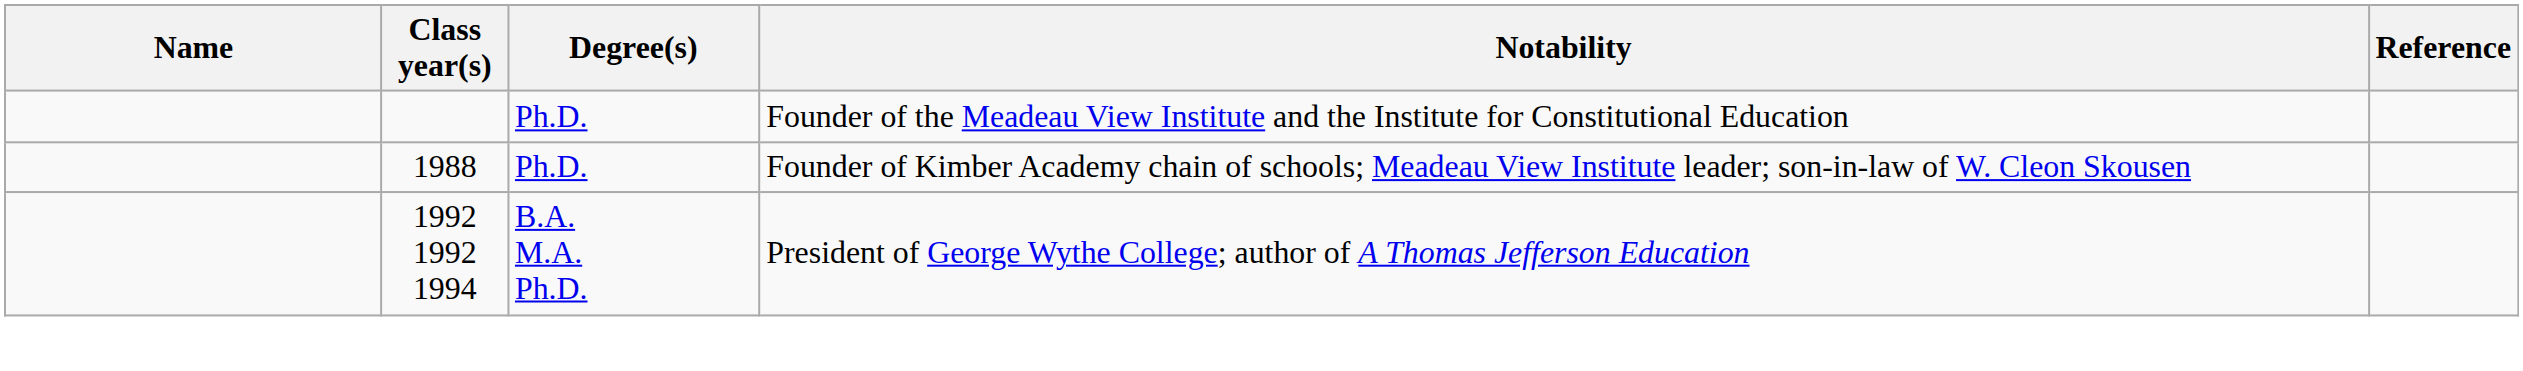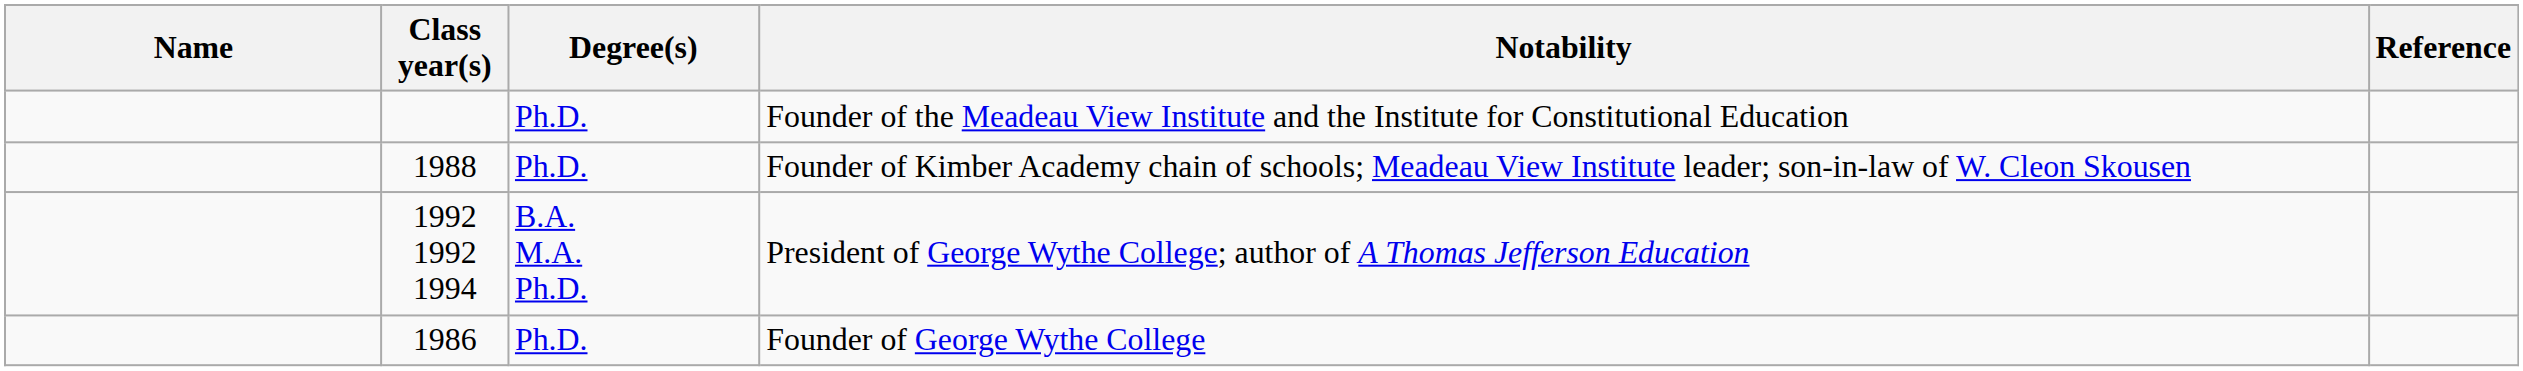+ row: (986, 339)
